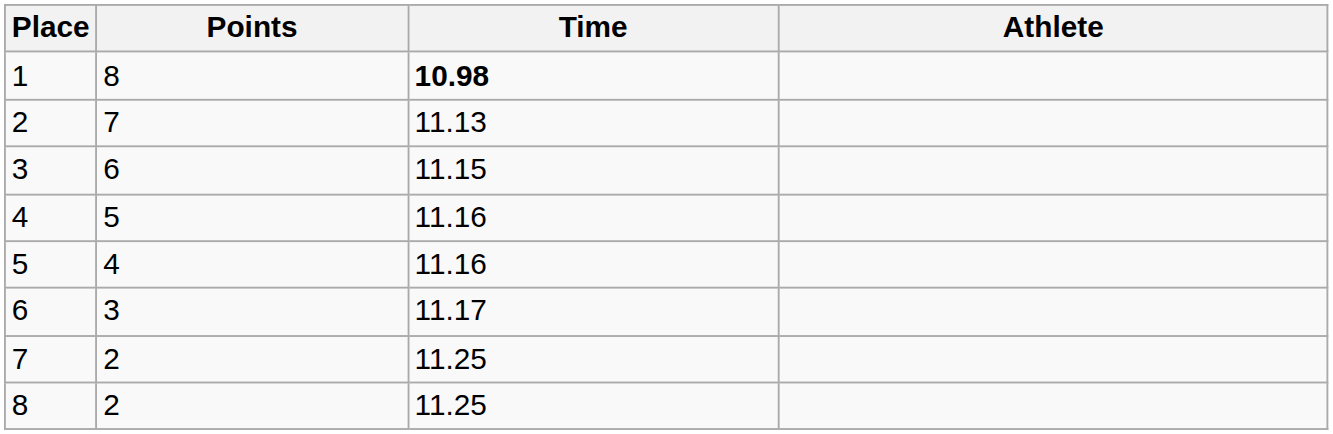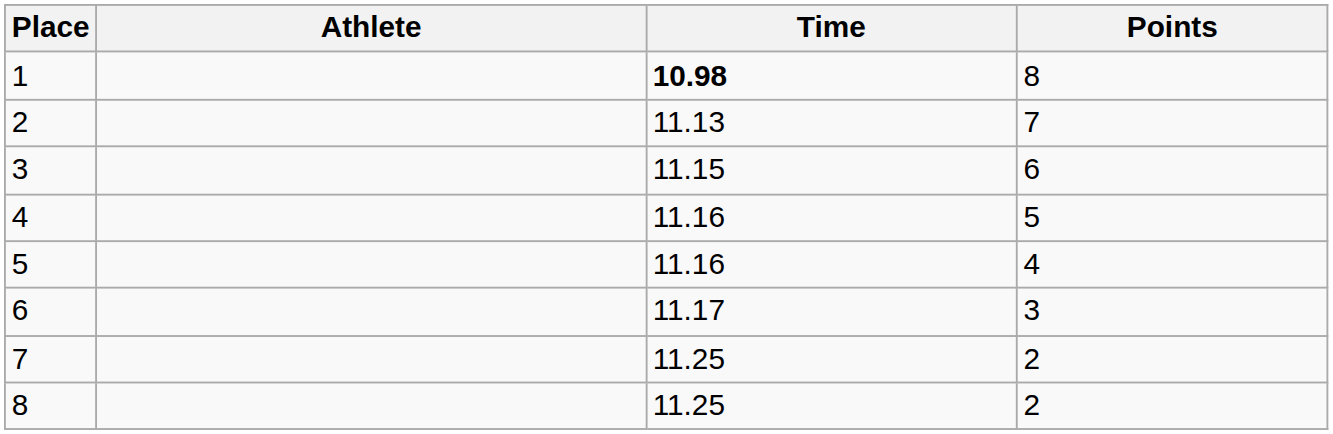columns swapped: (1053, 28) <-> (252, 28)
